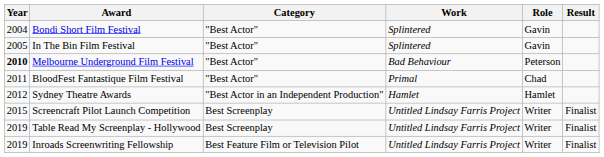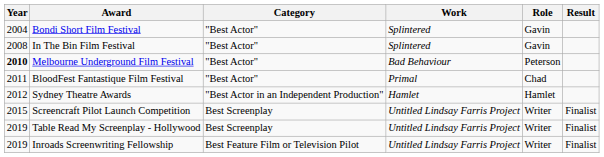(17, 45) 2005 -> (17, 45) 2008
